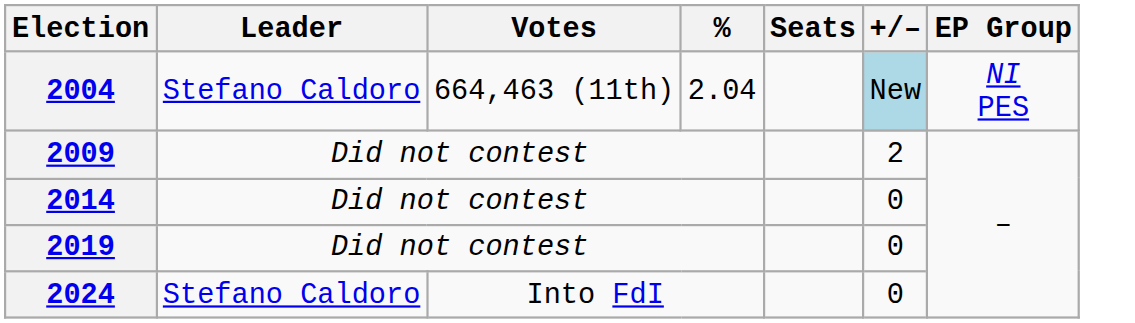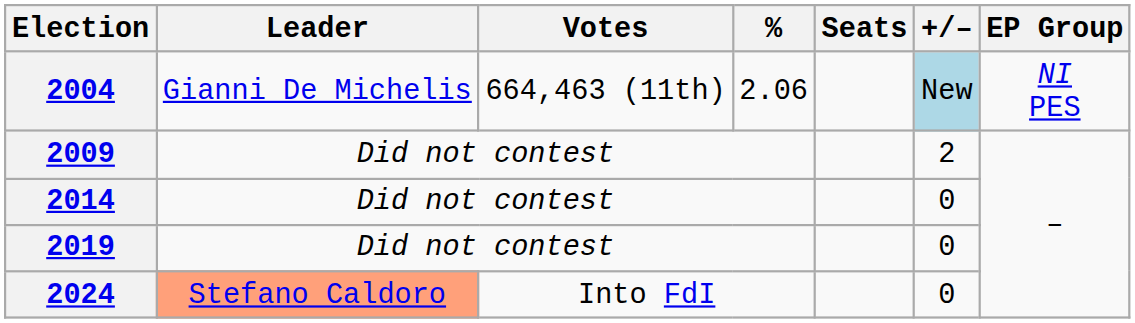(292, 92) Stefano Caldoro -> (317, 92) Gianni De Michelis
(722, 92) 2.04 -> (774, 92) 2.06
(292, 294) no background -> (317, 294) lightsalmon background
